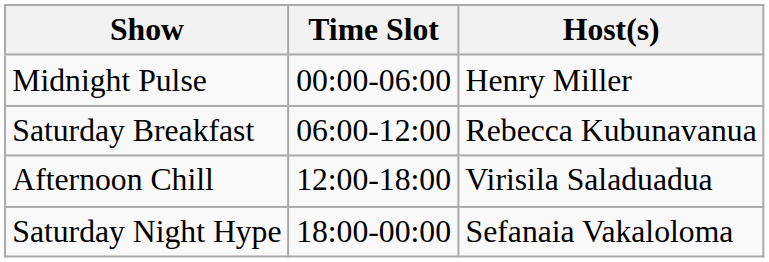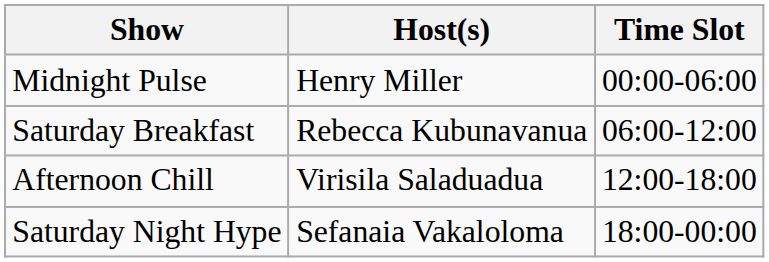columns swapped: (374, 29) <-> (611, 29)
